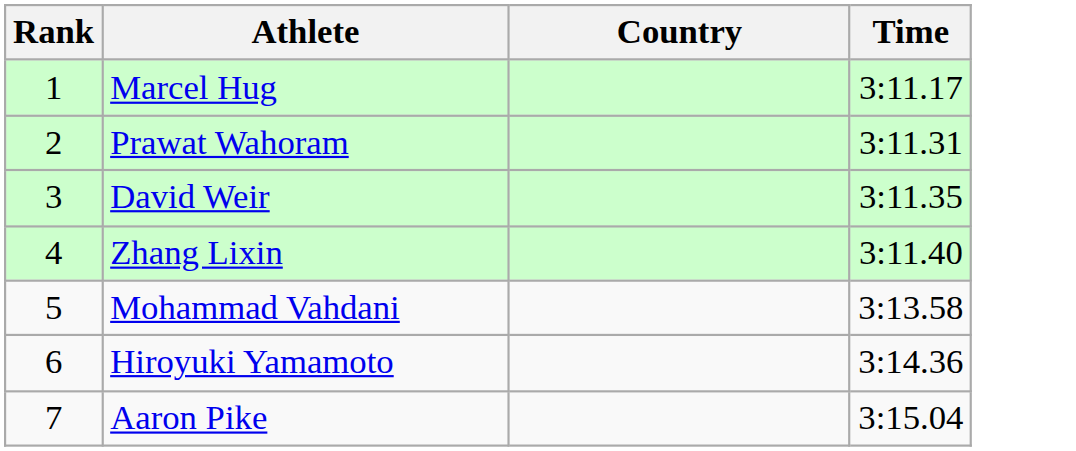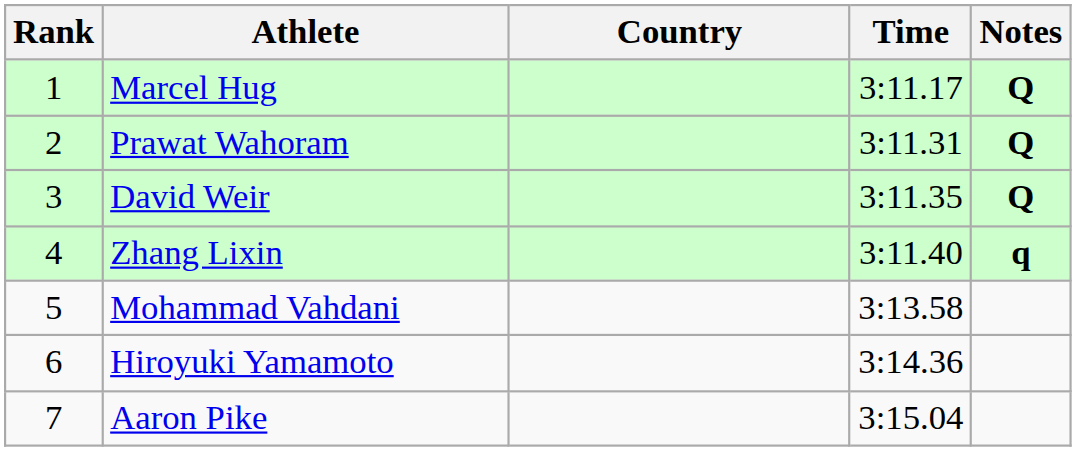+ column: (1021, 32)
